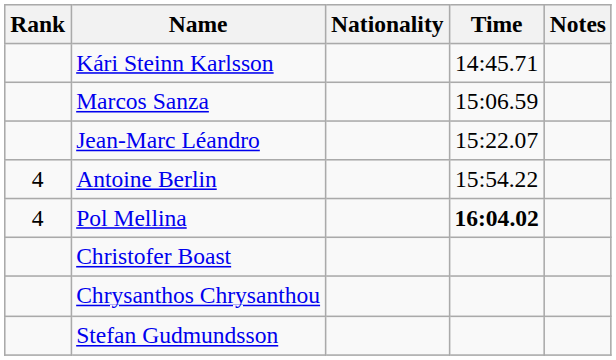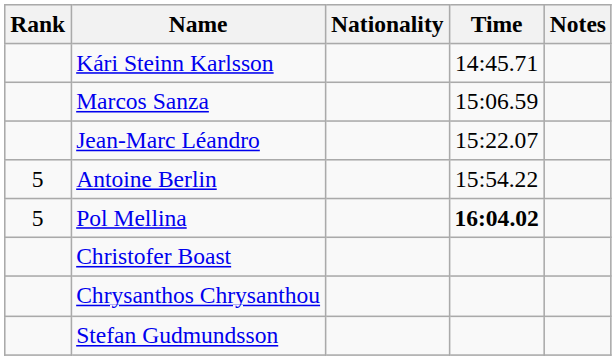(38, 179) 4 -> (38, 179) 5
(38, 218) 4 -> (38, 218) 5
